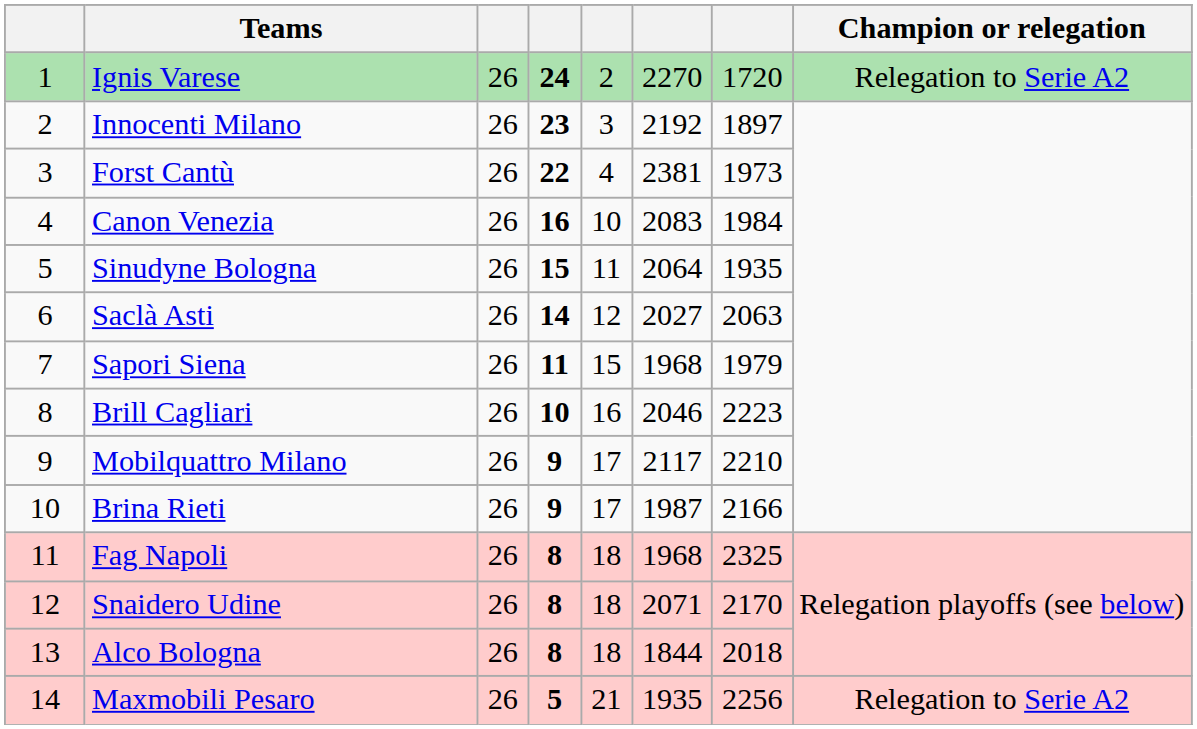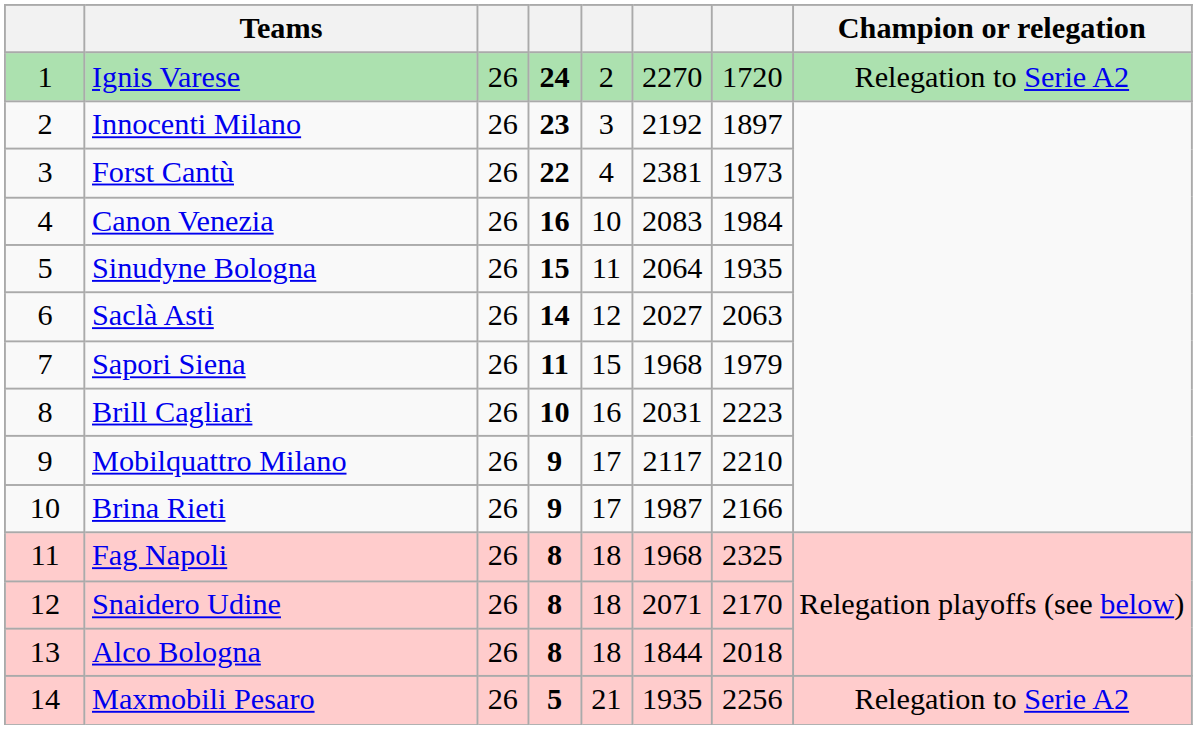(672, 412) 2046 -> (672, 412) 2031
